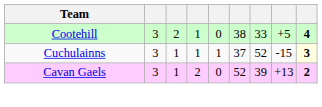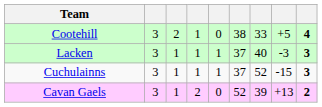+ row: (75, 53)
(307, 53) lightyellow background -> (307, 72) no background
